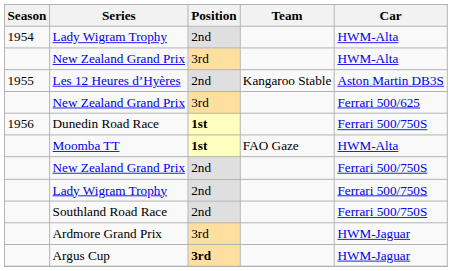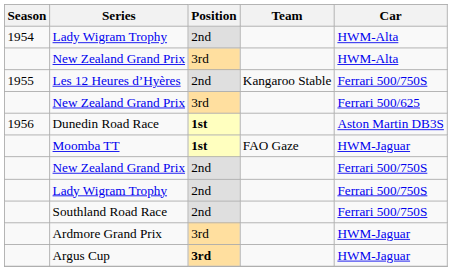(391, 81) Aston Martin DB3S -> (382, 81) Ferrari 500/750S
(382, 124) Ferrari 500/750S -> (391, 124) Aston Martin DB3S
(368, 146) HWM-Alta -> (374, 146) HWM-Jaguar
